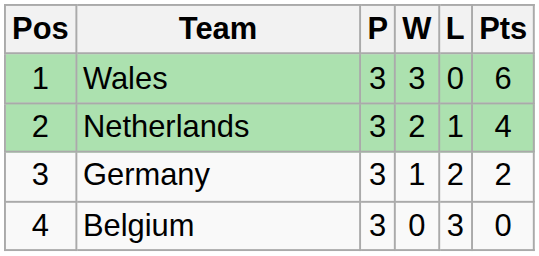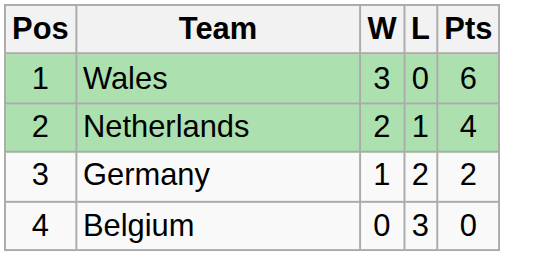- column: (378, 28)
